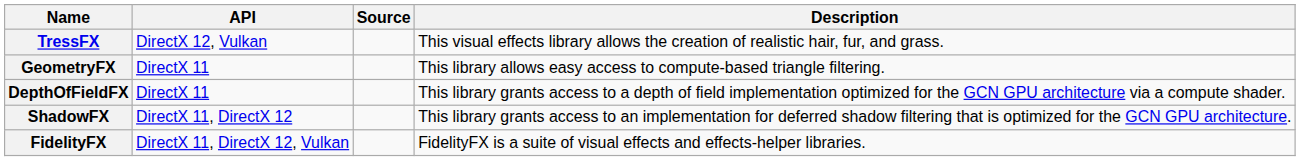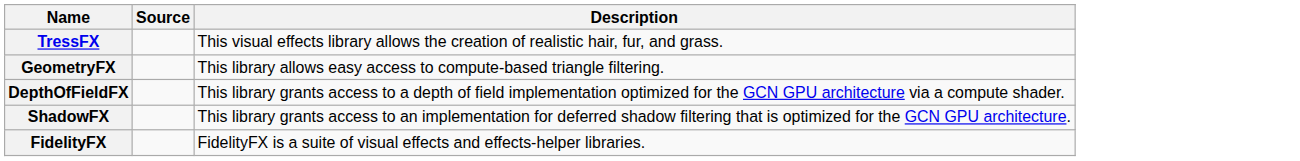- column: (243, 17)
